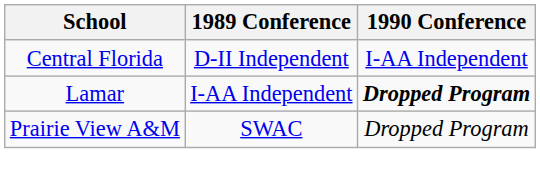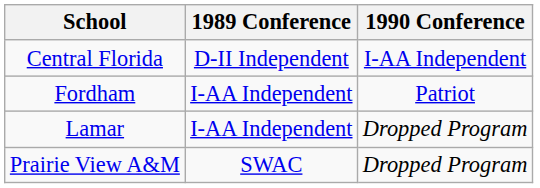+ row: (95, 93)
(447, 93) bold -> (445, 128) normal
